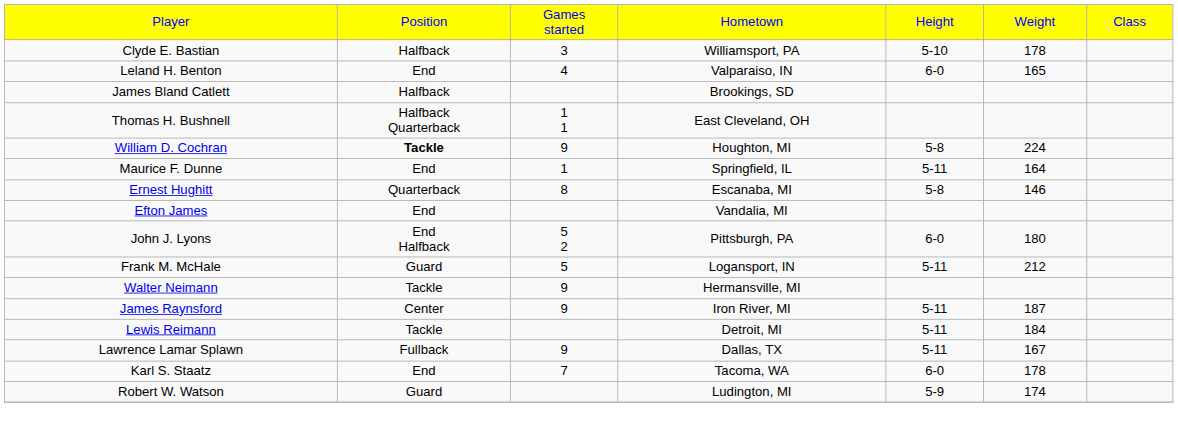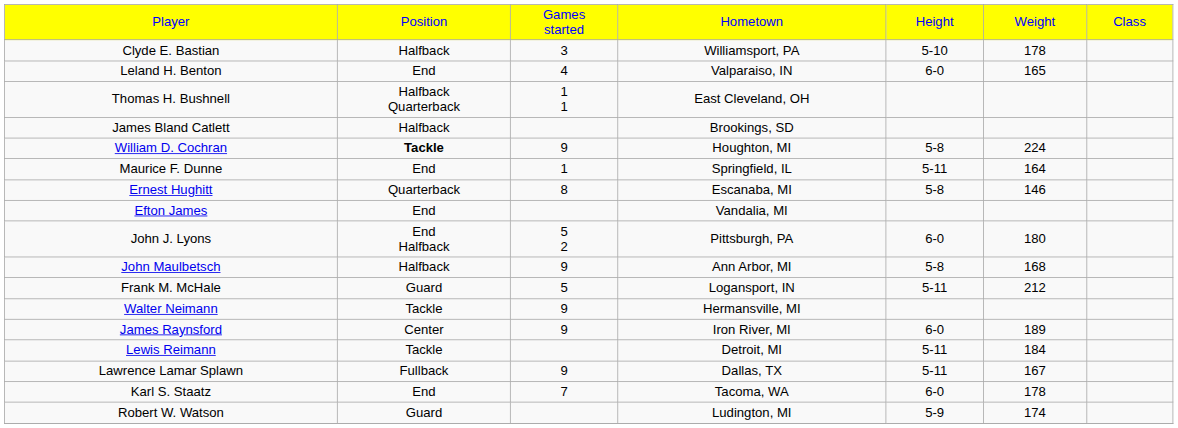rows swapped: (171, 120) <-> (171, 92)
+ row: (171, 267)
(935, 308) 5-11 -> (935, 329) 6-0
(1035, 308) 187 -> (1035, 329) 189
